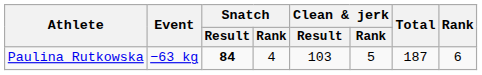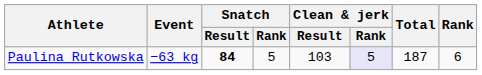(271, 58) 4 -> (271, 58) 5
(371, 58) no background -> (371, 58) lavender background
